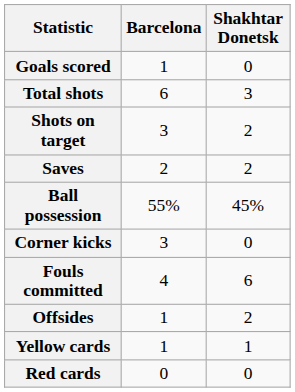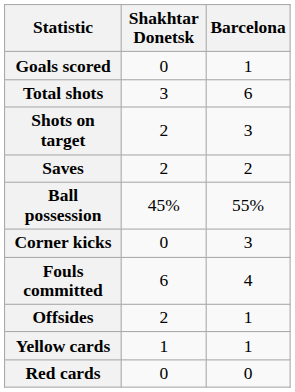columns swapped: (164, 28) <-> (248, 28)
